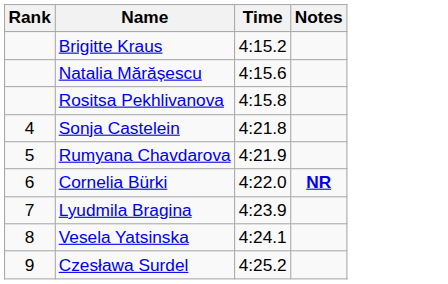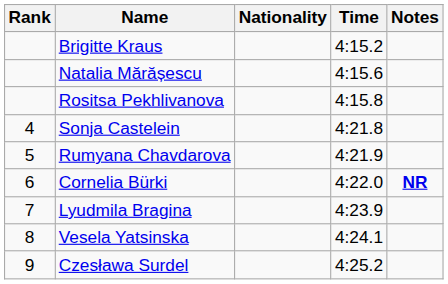+ column: (283, 18)
